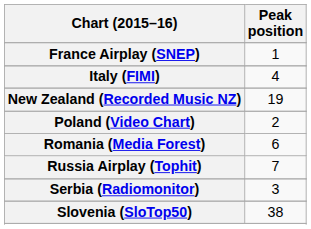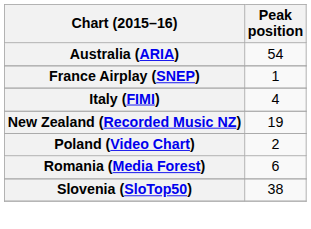+ row: (124, 54)
- row: (124, 167)
- row: (124, 189)
